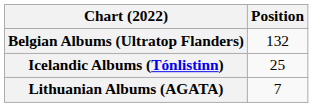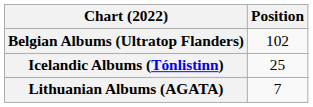(278, 41) 132 -> (278, 41) 102
